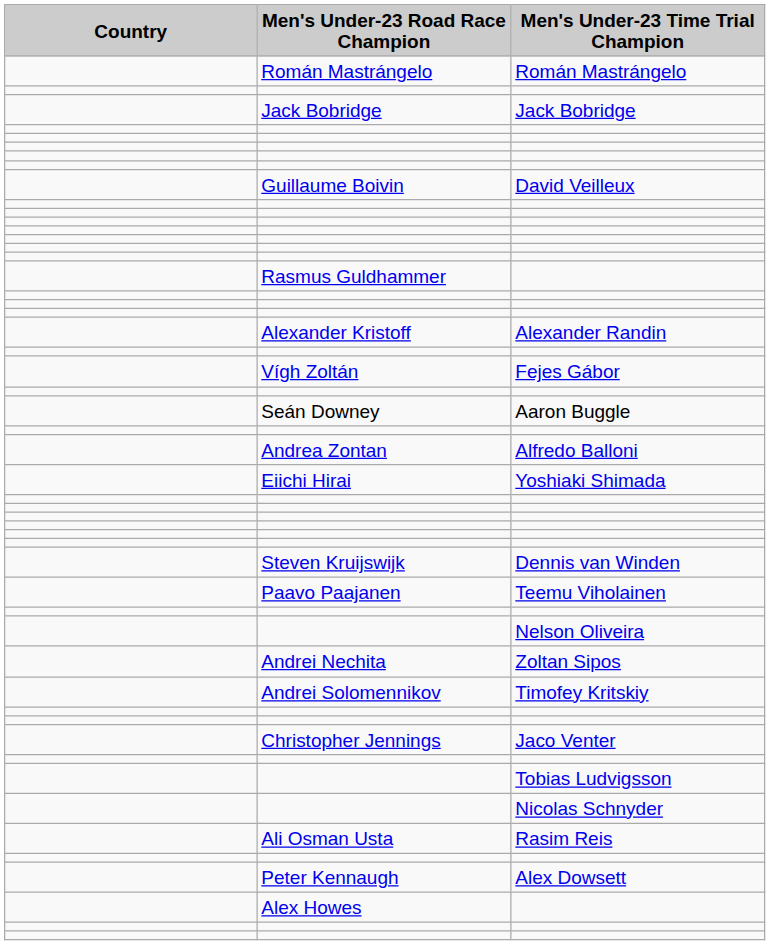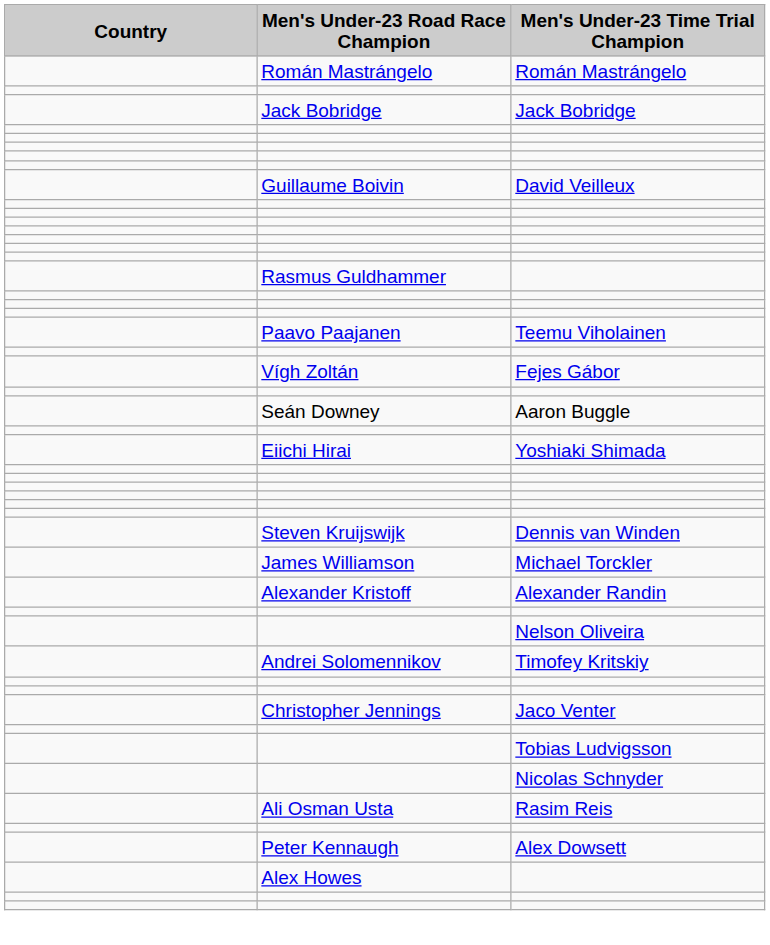rows swapped: (331, 593) <-> (336, 333)
- row: (324, 449)
+ row: (338, 563)
- row: (324, 662)
